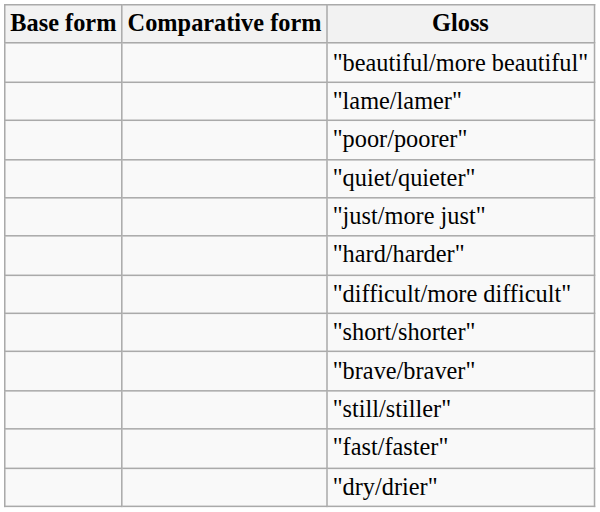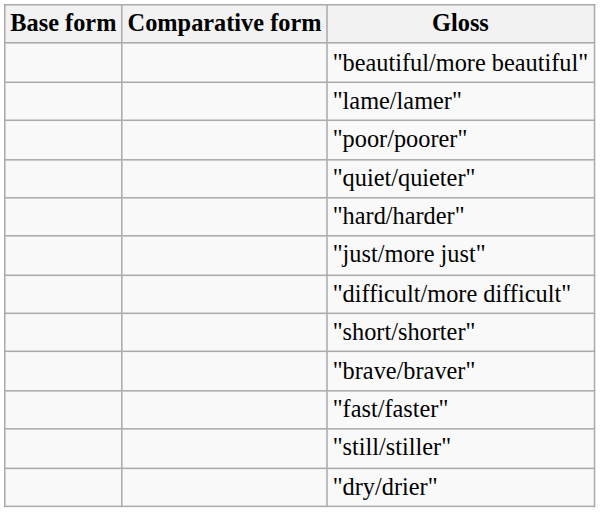rows swapped: (409, 216) <-> (399, 255)
rows swapped: (392, 409) <-> (391, 448)
